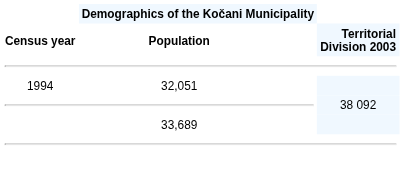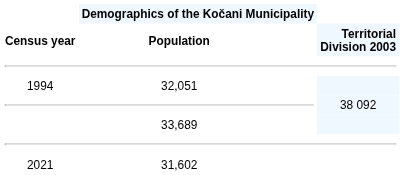+ row: (40, 164)
